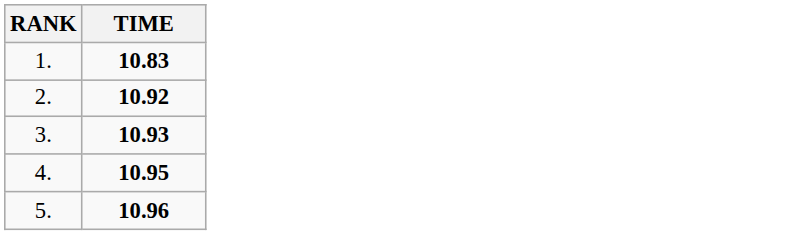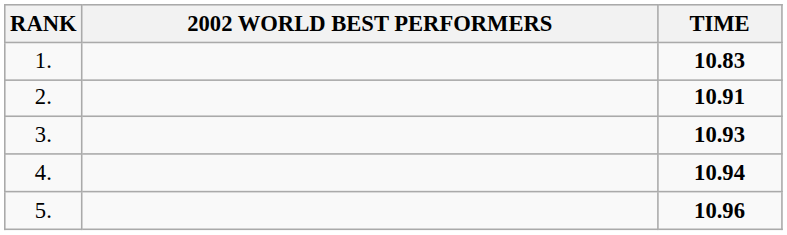+ column: (370, 23)
(144, 98) 10.92 -> (720, 98) 10.91
(144, 172) 10.95 -> (720, 172) 10.94
